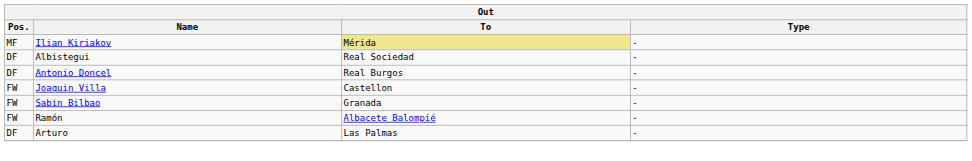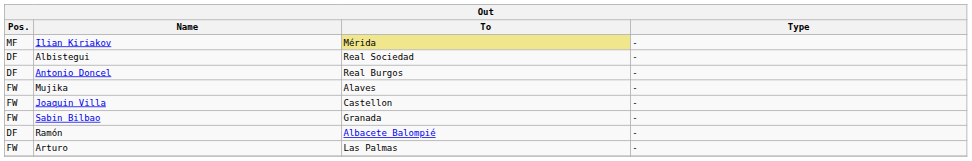+ row: (52, 87)
(12, 118) FW -> (12, 133) DF
(12, 133) DF -> (12, 148) FW
